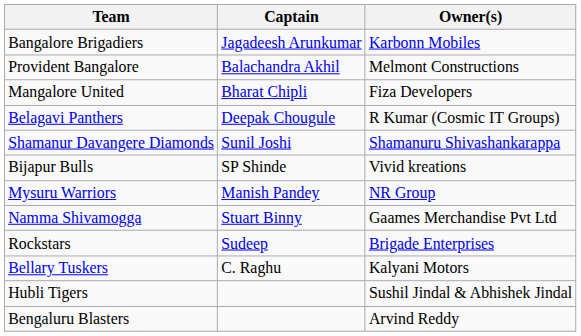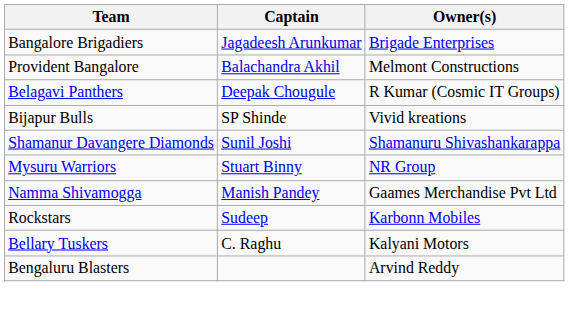(425, 42) Karbonn Mobiles -> (432, 42) Brigade Enterprises
- row: (66, 92)
rows swapped: (111, 142) <-> (51, 167)
(270, 192) Manish Pandey -> (262, 167) Stuart Binny
(262, 218) Stuart Binny -> (270, 192) Manish Pandey
(432, 243) Brigade Enterprises -> (425, 218) Karbonn Mobiles
- row: (48, 293)
